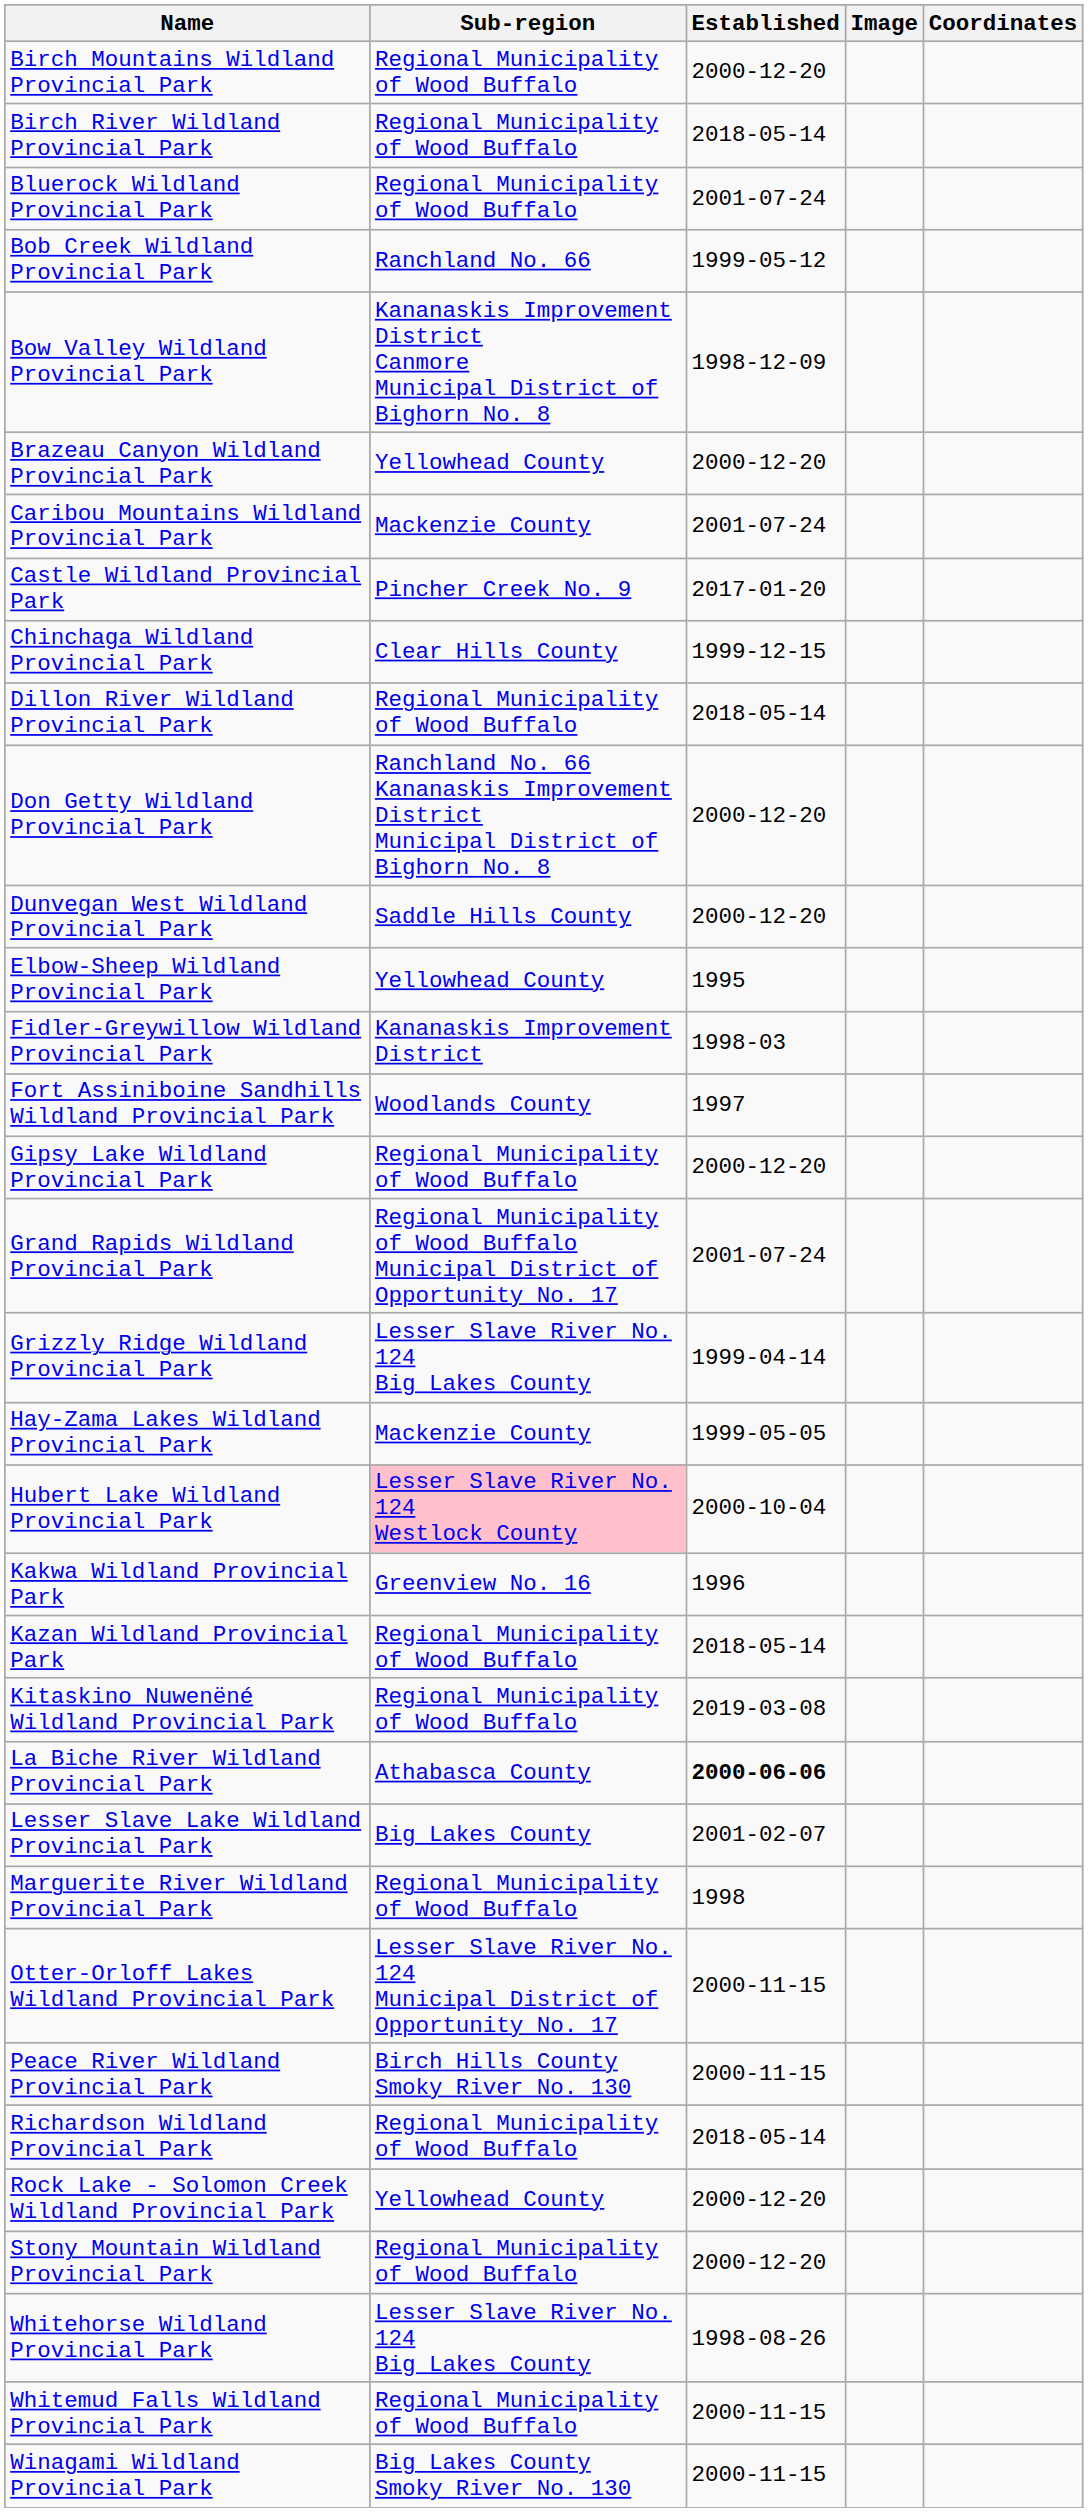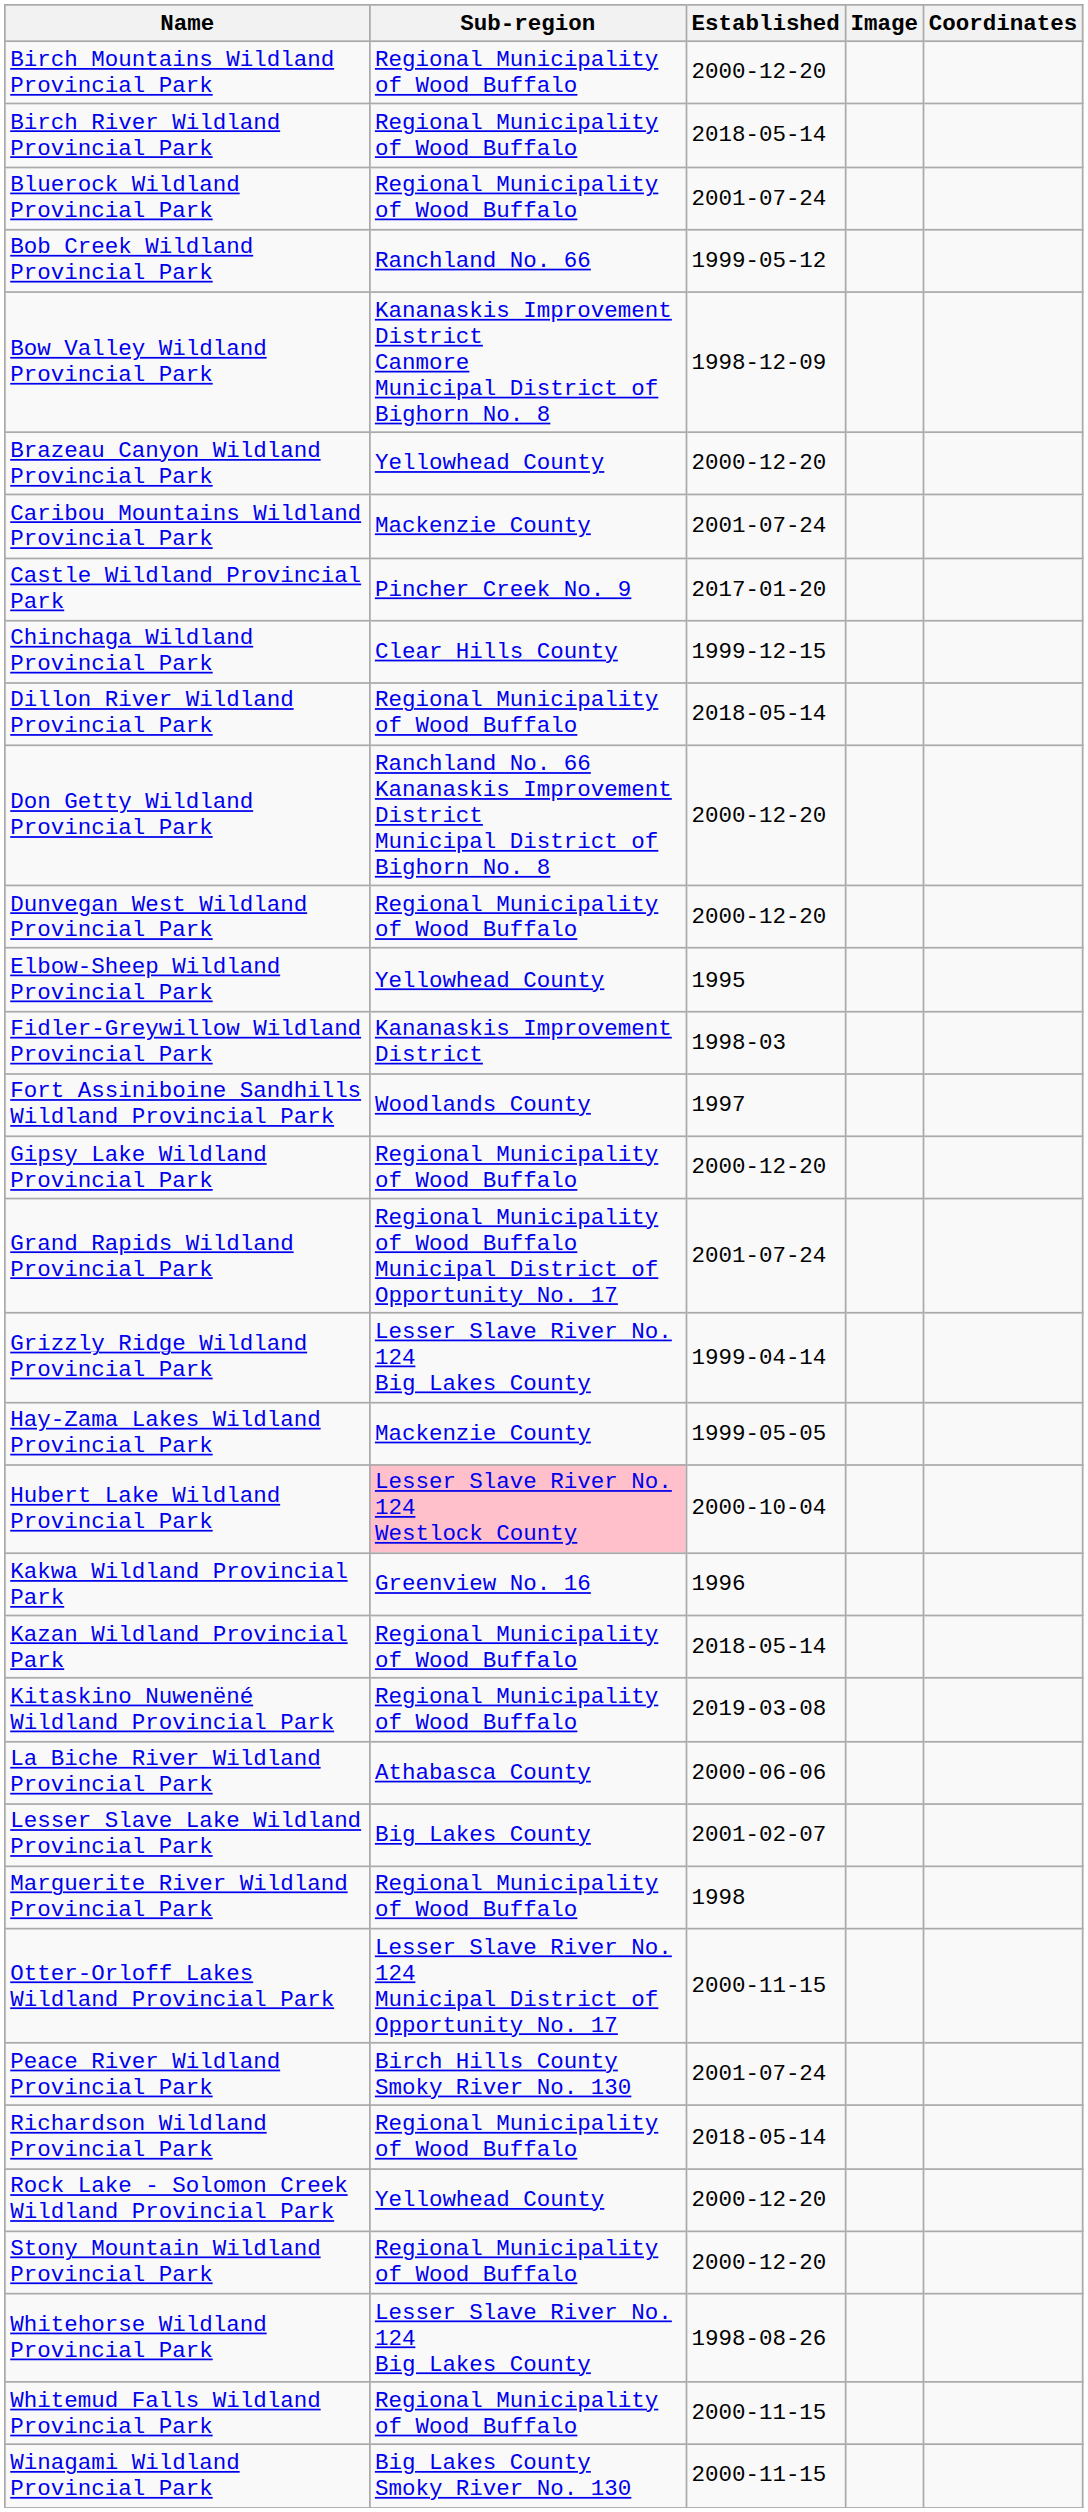(503, 917) Saddle Hills County -> (517, 917) Regional Municipality of Wood Buffalo
(759, 1772) bold -> (759, 1772) normal
(759, 2075) 2000-11-15 -> (759, 2075) 2001-07-24
